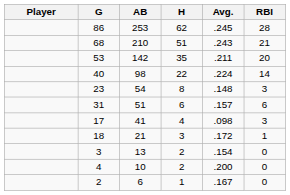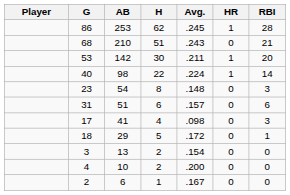+ column: (231, 12)
(182, 58) 35 -> (159, 58) 30
(140, 136) 21 -> (123, 136) 29
(182, 136) 3 -> (159, 136) 5
